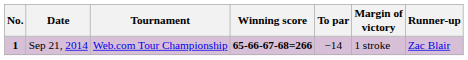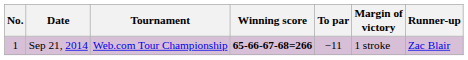(15, 45) bold -> (15, 45) normal
(333, 45) −14 -> (333, 45) −11
